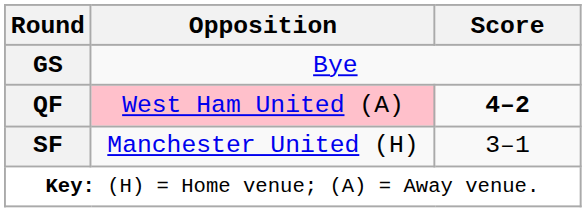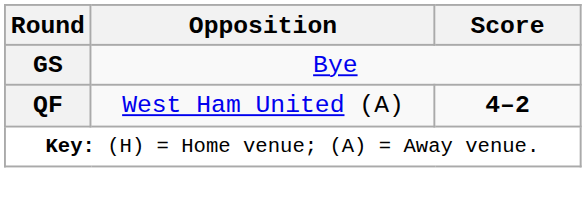(263, 106) pink background -> (263, 106) no background
- row: (48, 146)
